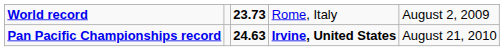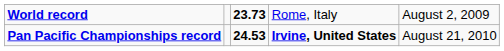(249, 35) 24.63 -> (249, 35) 24.53
